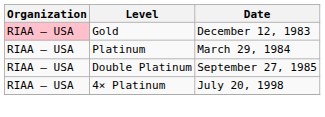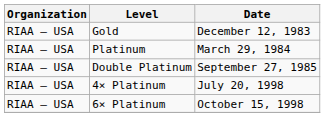(40, 31) pink background -> (40, 31) no background
+ row: (129, 103)
